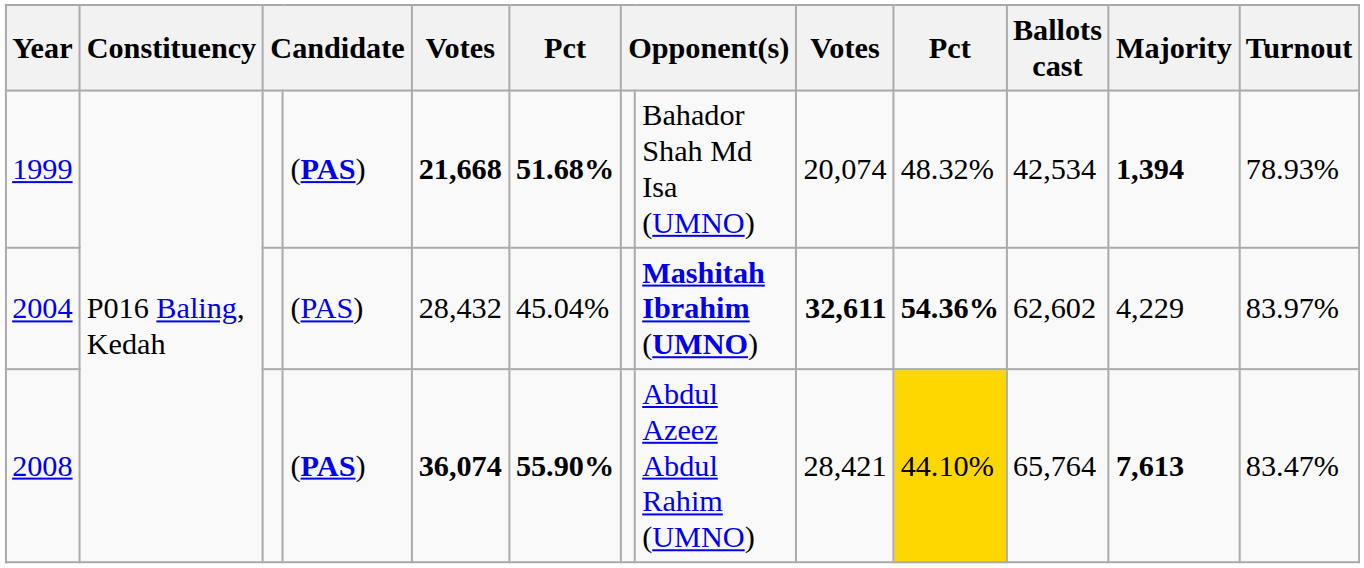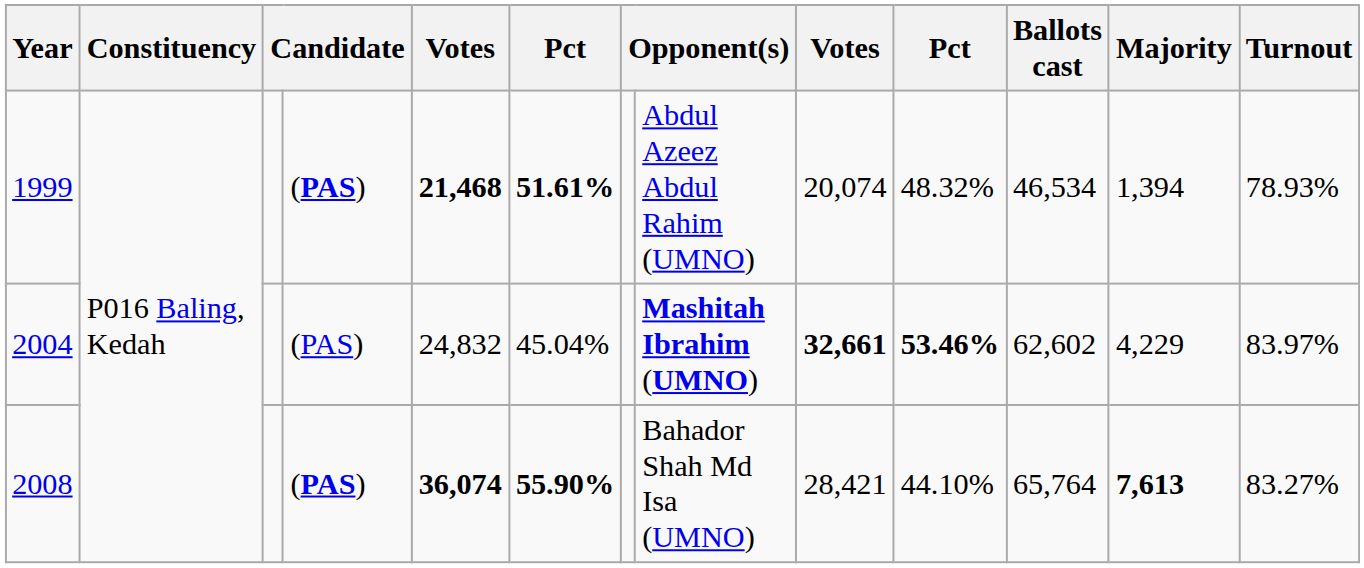(460, 168) 21,668 -> (460, 186) 21,468
(565, 168) 51.68% -> (565, 186) 51.61%
(698, 168) Bahador Shah Md Isa (UMNO) -> (698, 186) Abdul Azeez Abdul Rahim (UMNO)
(1054, 168) 42,534 -> (1054, 186) 46,534
(1150, 168) bold -> (1150, 186) normal
(460, 308) 28,432 -> (460, 344) 24,832
(846, 308) 32,611 -> (845, 344) 32,661
(950, 308) 54.36% -> (950, 344) 53.46%
(698, 465) Abdul Azeez Abdul Rahim (UMNO) -> (698, 483) Bahador Shah Md Isa (UMNO)
(947, 465) gold background -> (947, 483) no background
(1292, 465) 83.47% -> (1292, 483) 83.27%
